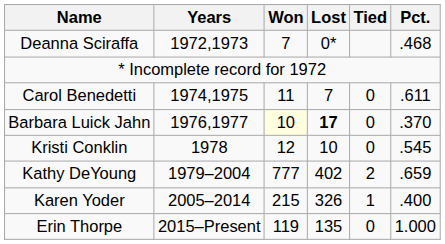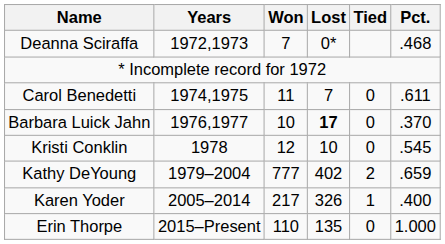(286, 122) lightyellow background -> (286, 122) no background
(286, 200) 215 -> (286, 200) 217
(286, 226) 119 -> (286, 226) 110
